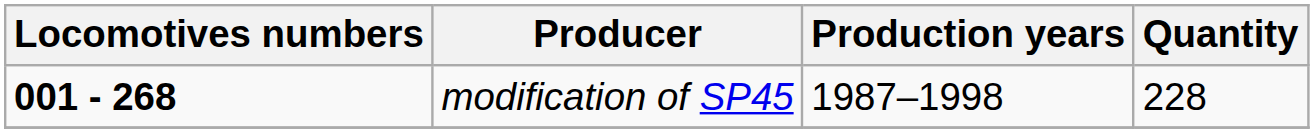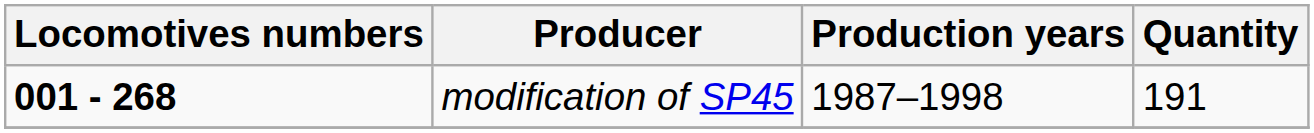(1175, 95) 228 -> (1175, 95) 191
